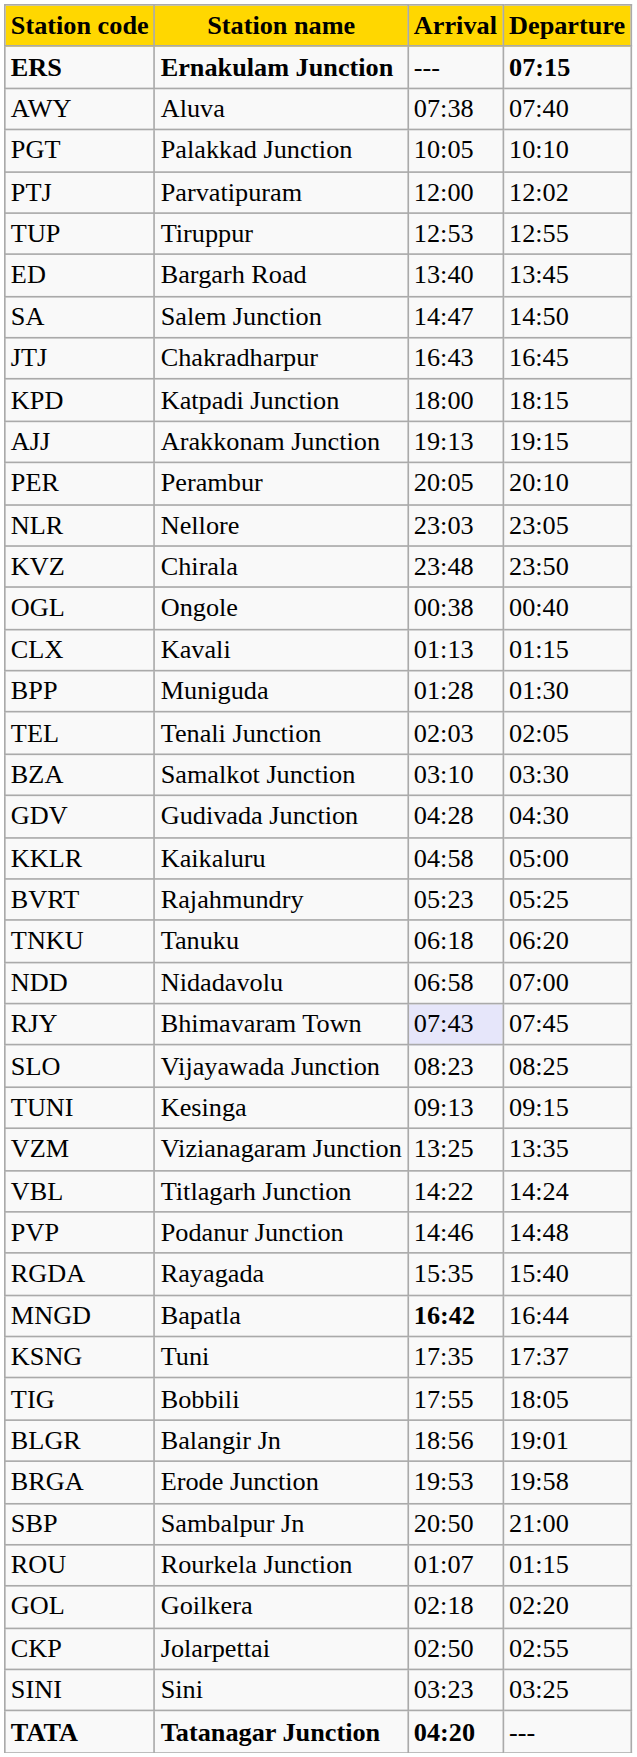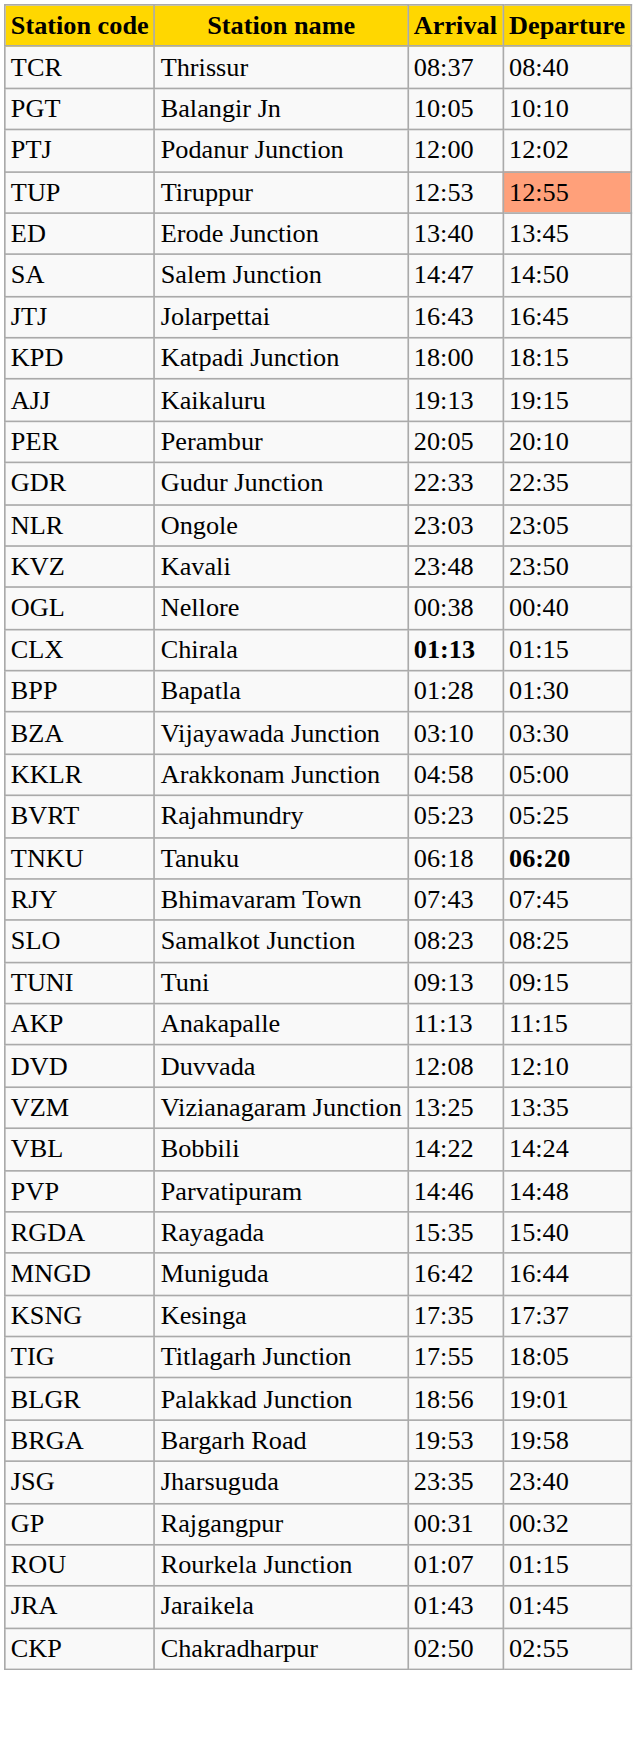- row: (36, 66)
- row: (41, 108)
+ row: (36, 66)
(257, 150) Palakkad Junction -> (221, 108) Balangir Jn
(231, 191) Parvatipuram -> (252, 150) Podanur Junction
(539, 233) no background -> (539, 191) lightsalmon background
(234, 274) Bargarh Road -> (240, 233) Erode Junction
(239, 358) Chakradharpur -> (215, 316) Jolarpettai
(270, 441) Arakkonam Junction -> (213, 399) Kaikaluru
+ row: (39, 483)
(200, 524) Nellore -> (199, 524) Ongole
(199, 566) Chirala -> (196, 566) Kavali
(199, 607) Ongole -> (200, 607) Nellore
(196, 649) Kavali -> (199, 649) Chirala
(444, 649) normal -> (444, 649) bold
(215, 691) Muniguda -> (201, 691) Bapatla
- row: (35, 732)
(258, 774) Samalkot Junction -> (270, 732) Vijayawada Junction
- row: (39, 815)
(213, 857) Kaikaluru -> (270, 774) Arakkonam Junction
(539, 940) normal -> (540, 857) bold
- row: (39, 982)
(444, 1024) lavender background -> (444, 899) no background
(270, 1065) Vijayawada Junction -> (258, 940) Samalkot Junction
(204, 1107) Kesinga -> (185, 982) Tuni
+ row: (37, 1024)
+ row: (39, 1065)
(256, 1190) Titlagarh Junction -> (200, 1148) Bobbili
(252, 1232) Podanur Junction -> (231, 1190) Parvatipuram
(201, 1315) Bapatla -> (215, 1273) Muniguda
(444, 1315) bold -> (444, 1273) normal
(185, 1356) Tuni -> (204, 1315) Kesinga
(200, 1398) Bobbili -> (256, 1356) Titlagarh Junction
(221, 1440) Balangir Jn -> (257, 1398) Palakkad Junction
(240, 1481) Erode Junction -> (234, 1440) Bargarh Road
- row: (34, 1523)
+ row: (33, 1481)
+ row: (28, 1523)
+ row: (34, 1606)
- row: (38, 1606)
(215, 1648) Jolarpettai -> (239, 1648) Chakradharpur
- row: (36, 1689)
- row: (44, 1731)
